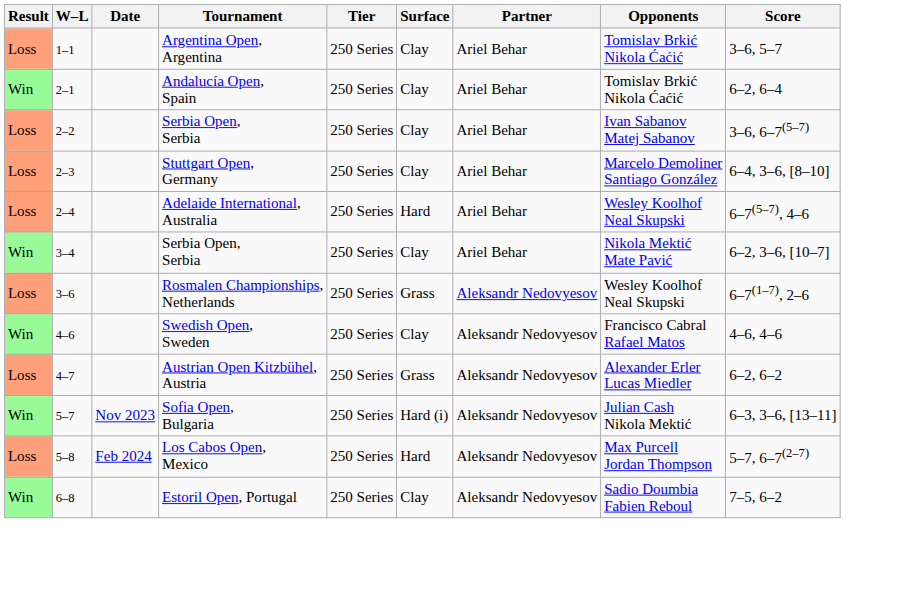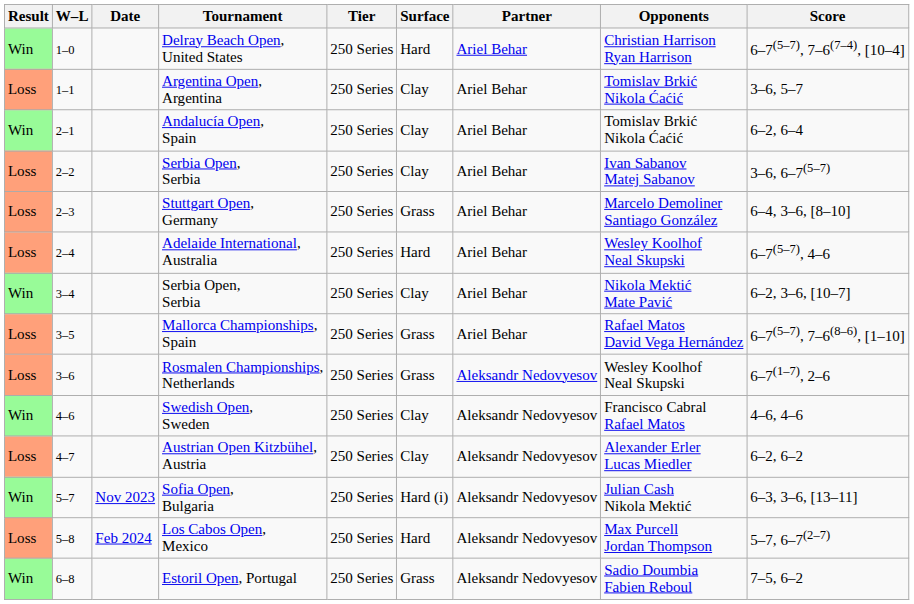+ row: (65, 49)
(414, 171) Clay -> (417, 211) Grass
+ row: (65, 335)
(417, 374) Grass -> (414, 456) Clay
(414, 497) Clay -> (417, 578) Grass
